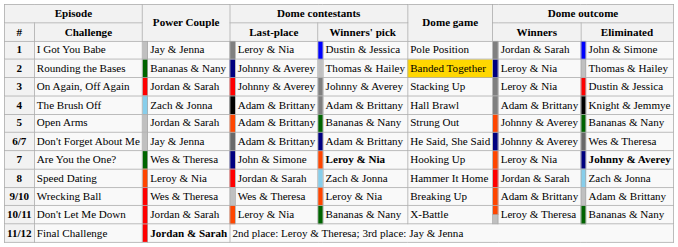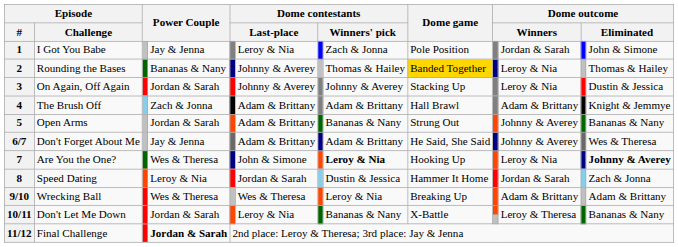(363, 50) Dustin & Jessica -> (357, 50) Zach & Jonna
(357, 178) Zach & Jonna -> (363, 178) Dustin & Jessica
